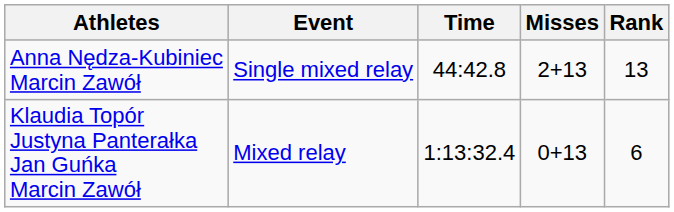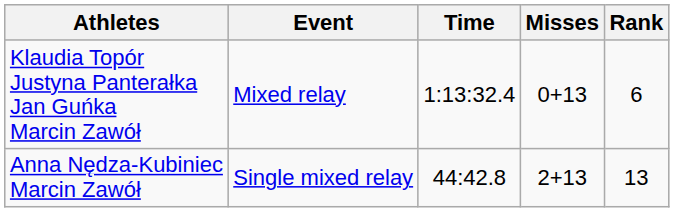rows swapped: (116, 70) <-> (104, 153)
